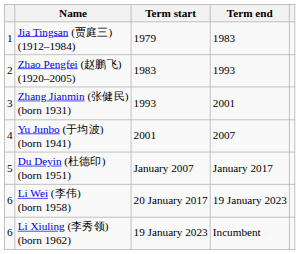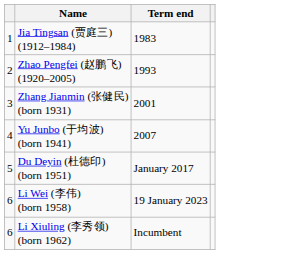- column: (171, 13)
